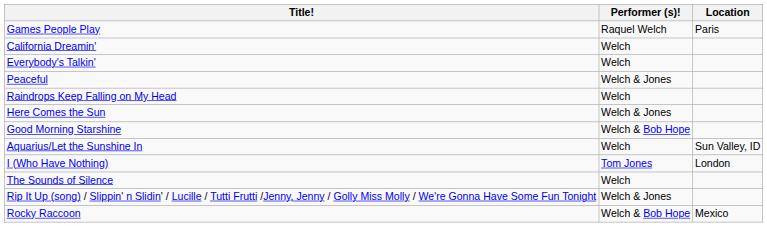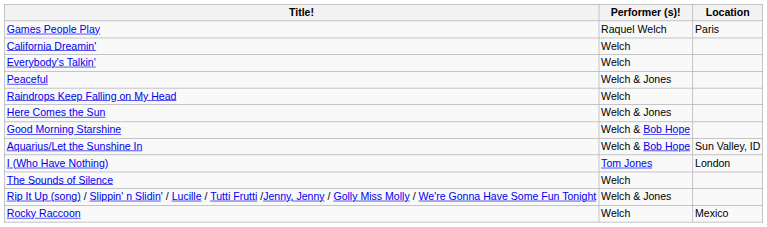(616, 146) Welch -> (646, 146) Welch & Bob Hope
(646, 213) Welch & Bob Hope -> (616, 213) Welch
